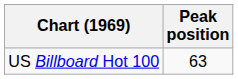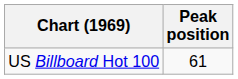(198, 61) 63 -> (198, 61) 61
